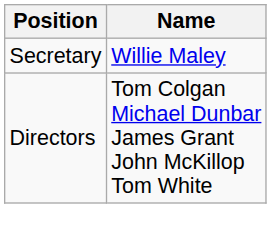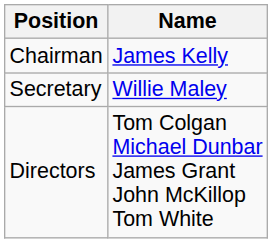+ row: (56, 55)
